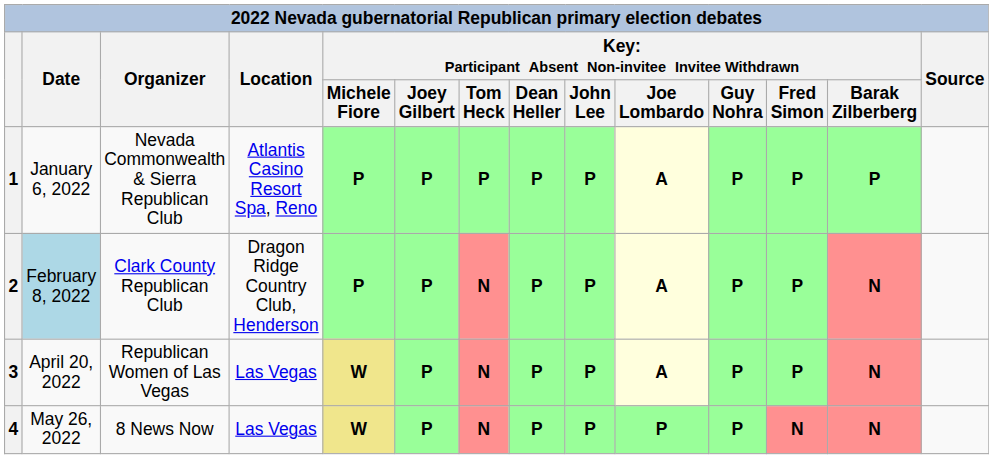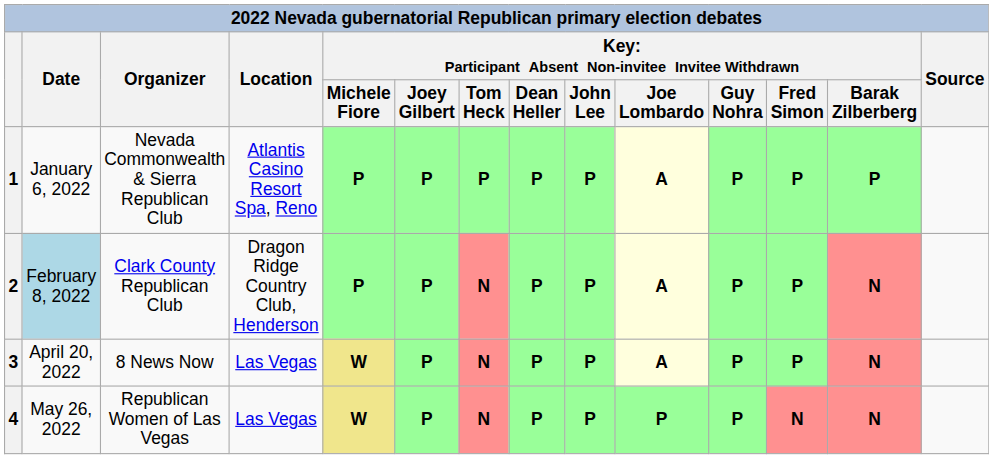(165, 372) Republican Women of Las Vegas -> (165, 362) 8 News Now
(165, 429) 8 News Now -> (165, 419) Republican Women of Las Vegas
